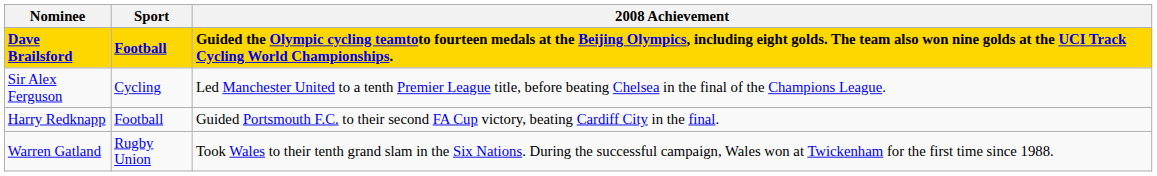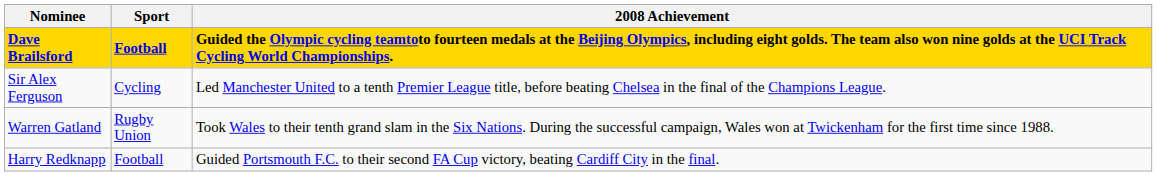rows swapped: (54, 150) <-> (57, 119)
